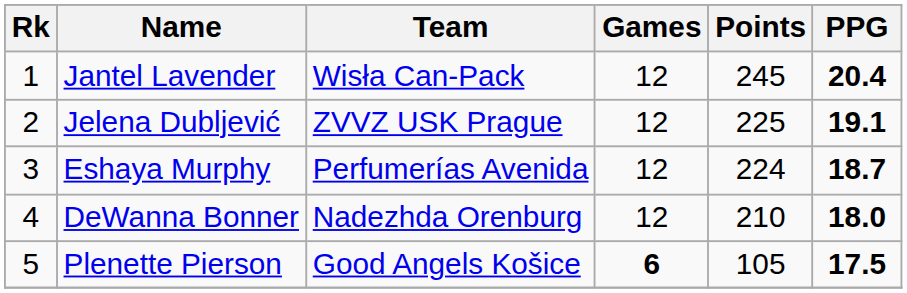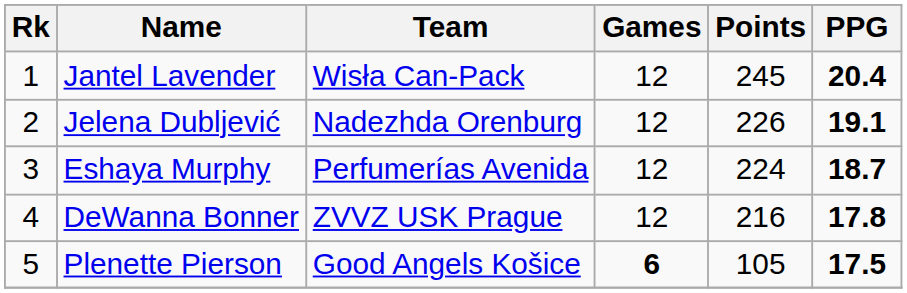(438, 122) ZVVZ USK Prague -> (448, 122) Nadezhda Orenburg
(761, 122) 225 -> (761, 122) 226
(448, 216) Nadezhda Orenburg -> (438, 216) ZVVZ USK Prague
(761, 216) 210 -> (761, 216) 216
(857, 216) 18.0 -> (857, 216) 17.8
